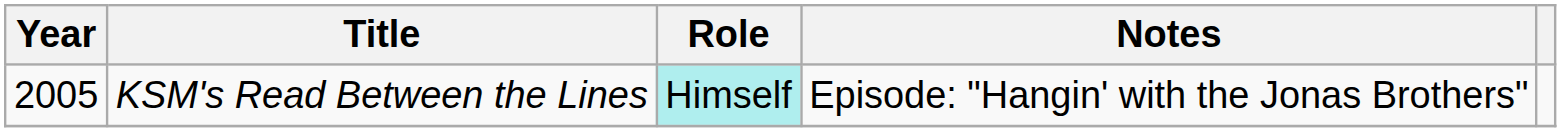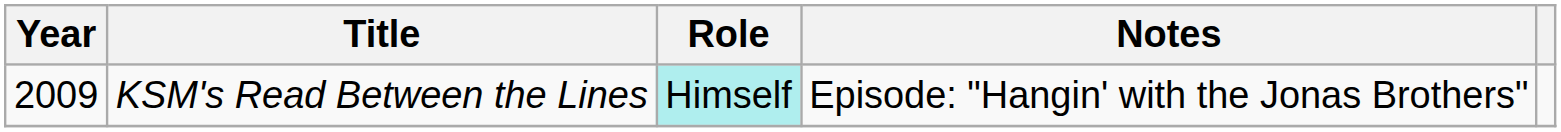(56, 94) 2005 -> (56, 94) 2009
